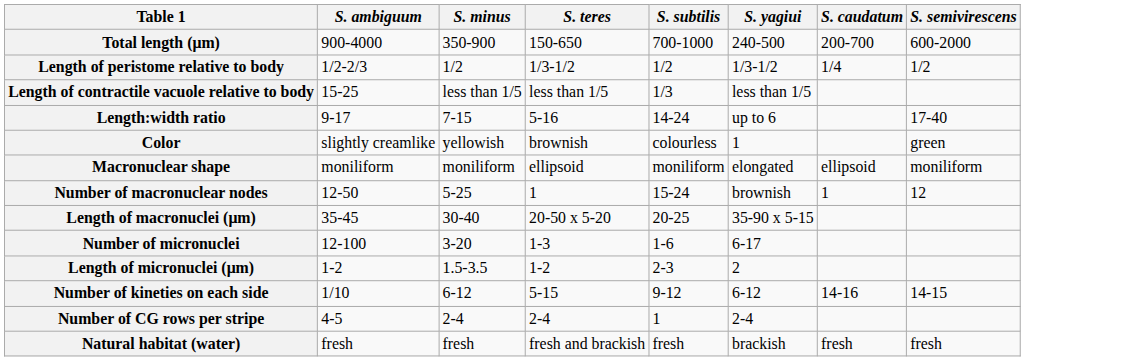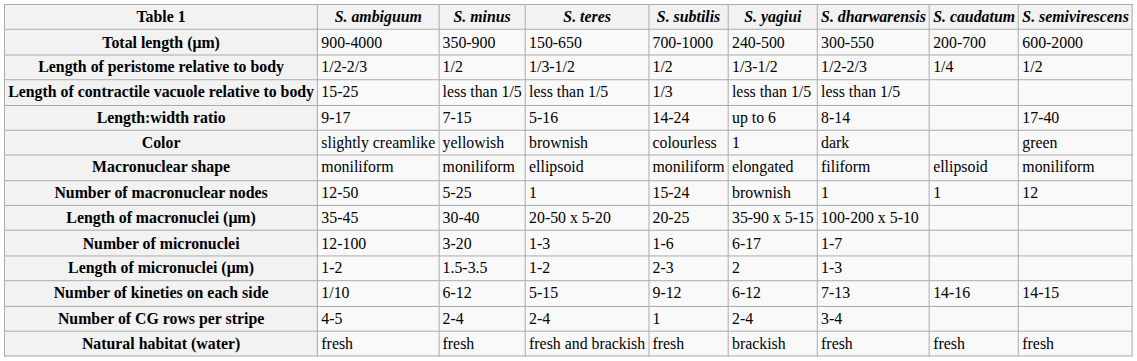+ column: (873, 17)
